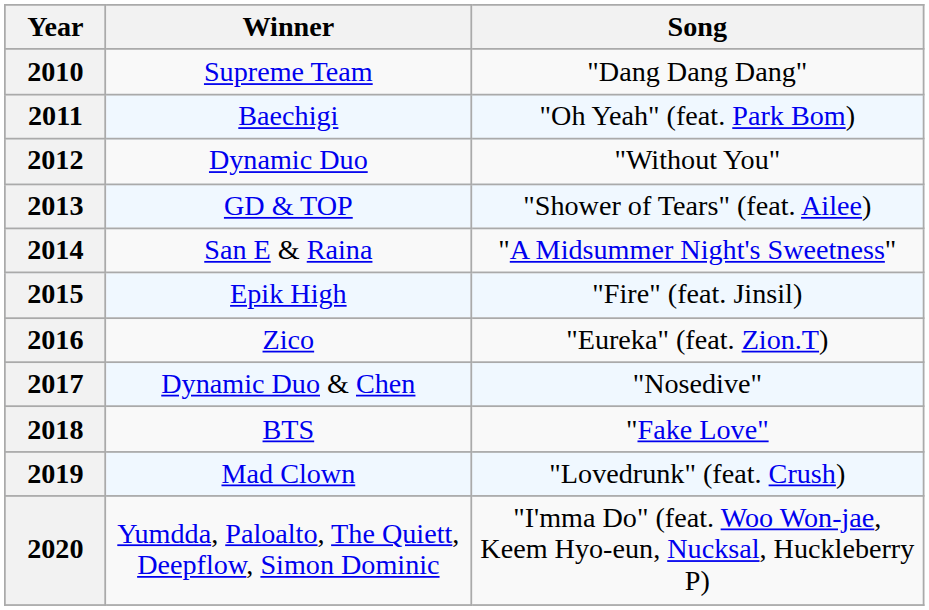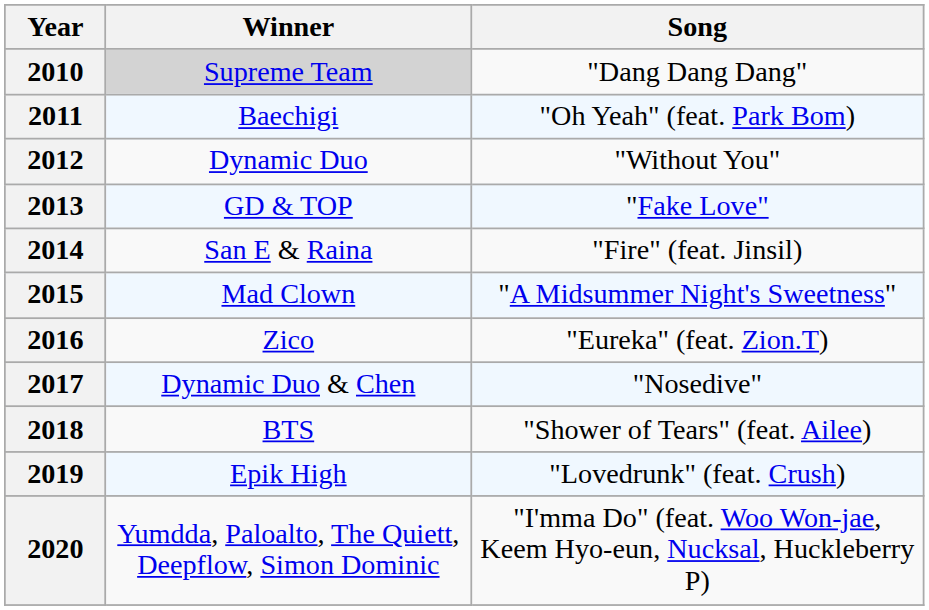(288, 71) no background -> (288, 71) lightgrey background
(697, 205) "Shower of Tears" (feat. Ailee) -> (697, 205) "Fake Love"
(697, 250) "A Midsummer Night's Sweetness" -> (697, 250) "Fire" (feat. Jinsil)
(288, 294) Epik High -> (288, 294) Mad Clown
(697, 294) "Fire" (feat. Jinsil) -> (697, 294) "A Midsummer Night's Sweetness"
(697, 428) "Fake Love" -> (697, 428) "Shower of Tears" (feat. Ailee)
(288, 473) Mad Clown -> (288, 473) Epik High
